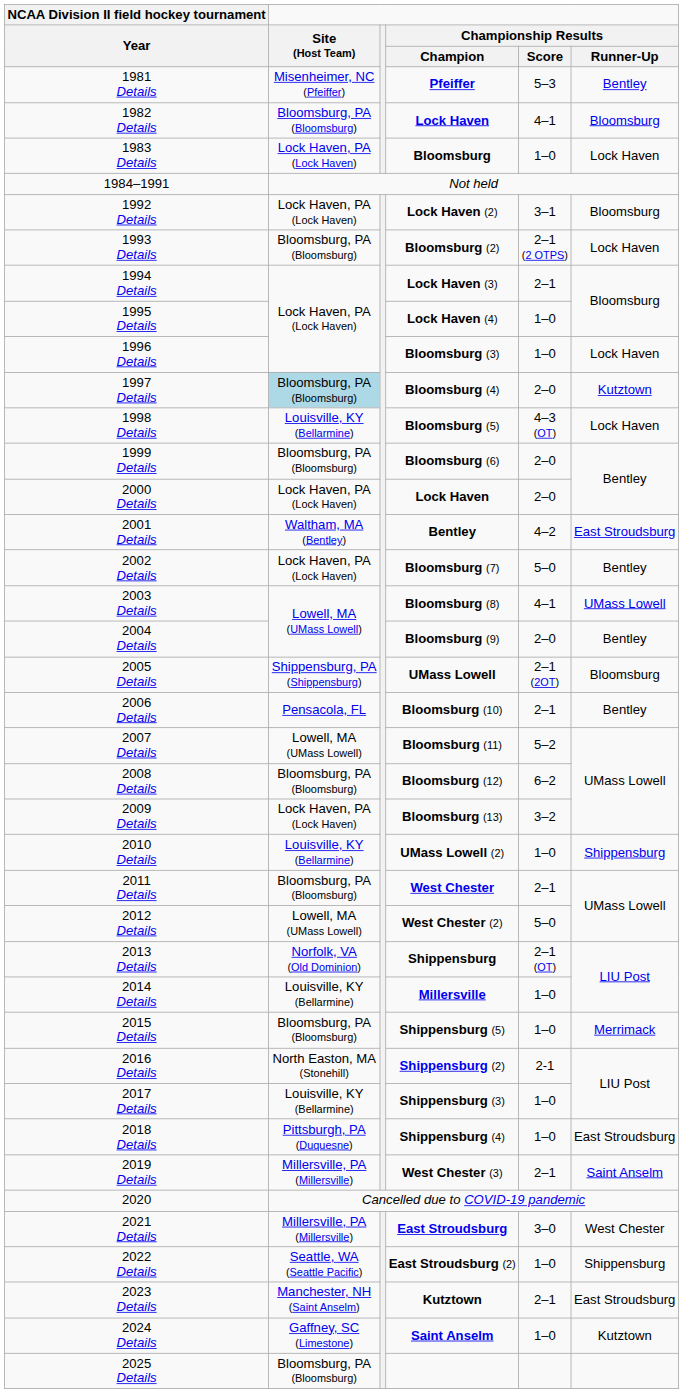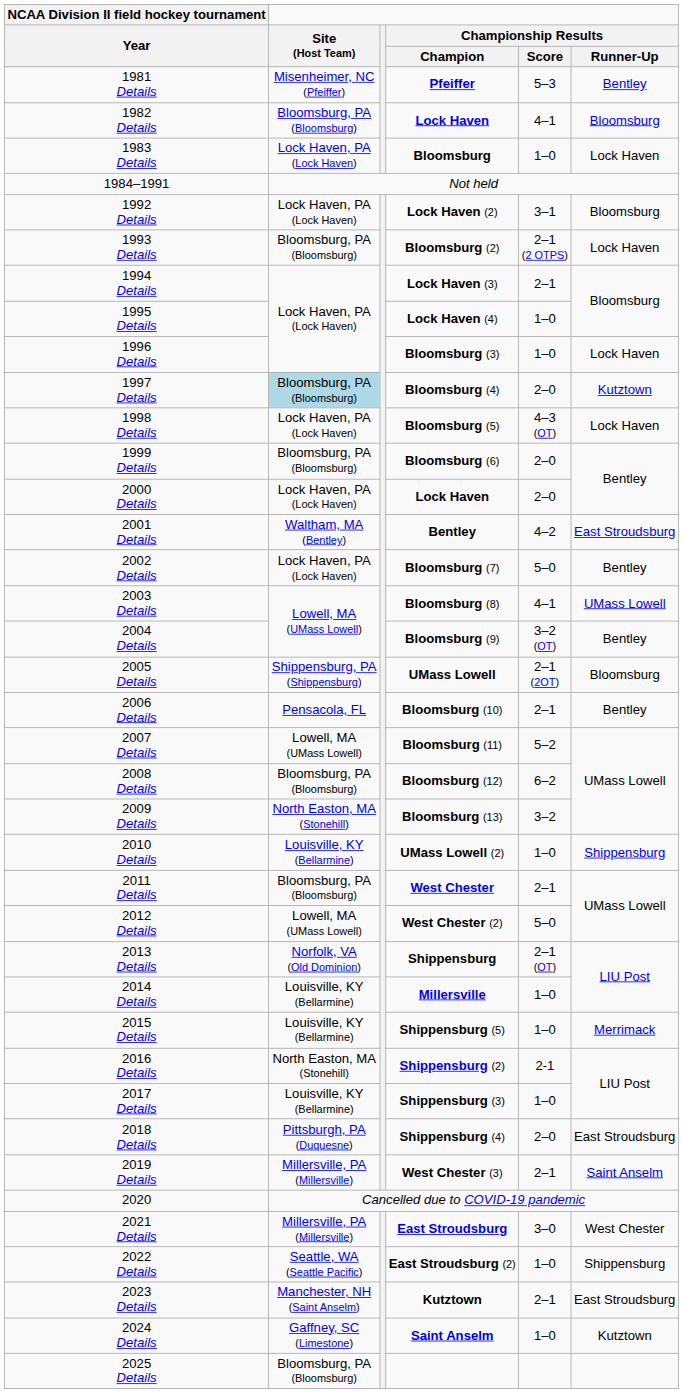(324, 425) Louisville, KY (Bellarmine) -> (324, 425) Lock Haven, PA (Lock Haven)
(545, 639) 2–0 -> (545, 639) 3–2 (OT)
(324, 816) Lock Haven, PA (Lock Haven) -> (324, 816) North Easton, MA (Stonehill)
(324, 1030) Bloomsburg, PA (Bloomsburg) -> (324, 1030) Louisville, KY (Bellarmine)
(545, 1136) 1–0 -> (545, 1136) 2–0
